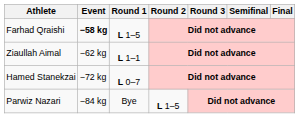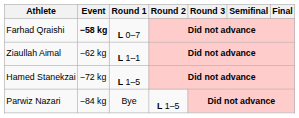(129, 35) L 1–5 -> (129, 35) L 0–7
(129, 83) L 0–7 -> (129, 83) L 1–5
